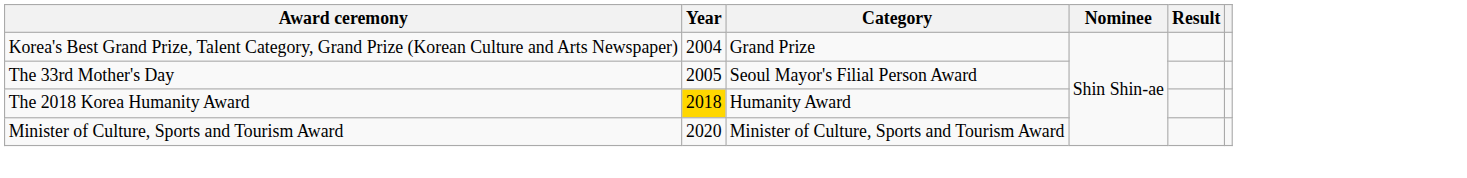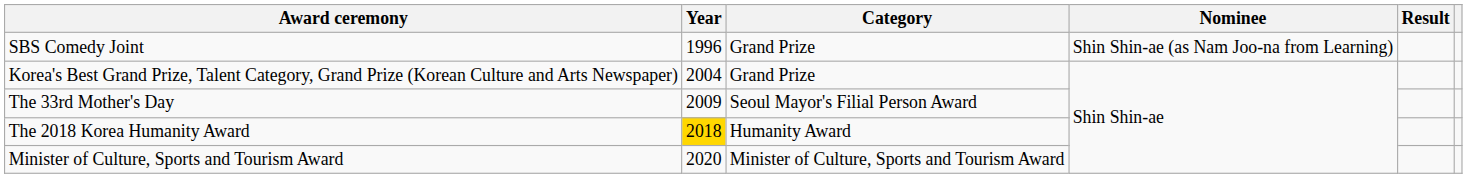+ row: (76, 46)
(704, 74) 2005 -> (704, 103) 2009
